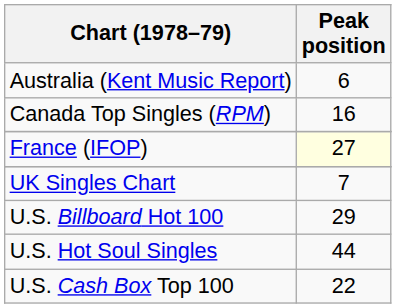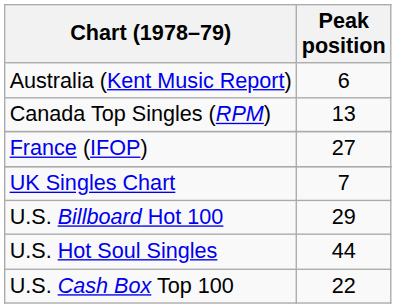(344, 114) 16 -> (344, 114) 13
(344, 148) lightyellow background -> (344, 148) no background
